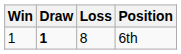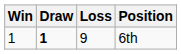(84, 38) 8 -> (84, 38) 9
